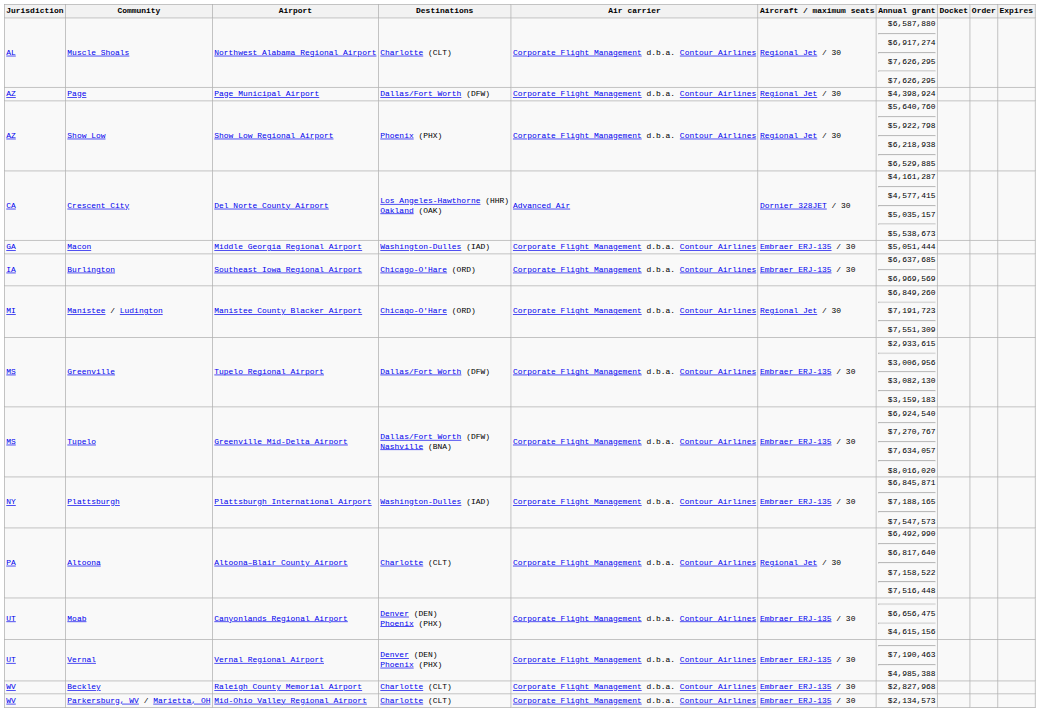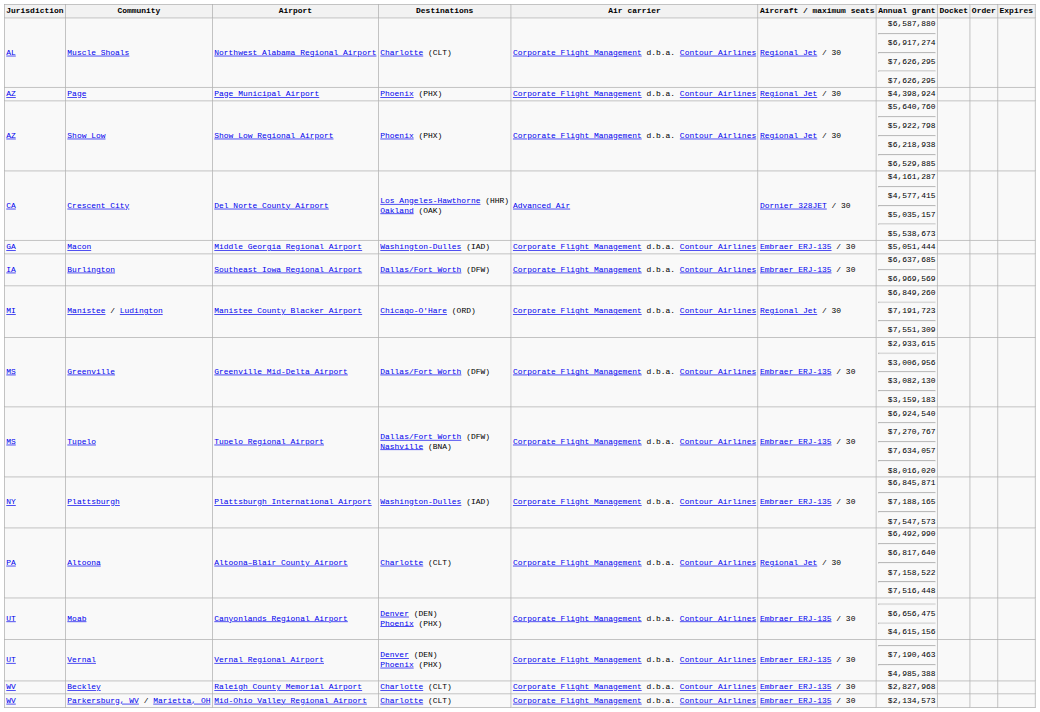(435, 94) Dallas/Fort Worth (DFW) -> (411, 94) Phoenix (PHX)
(428, 270) Chicago-O'Hare (ORD) -> (435, 270) Dallas/Fort Worth (DFW)
(269, 372) Tupelo Regional Airport -> (281, 372) Greenville Mid-Delta Airport
(281, 442) Greenville Mid-Delta Airport -> (269, 442) Tupelo Regional Airport
